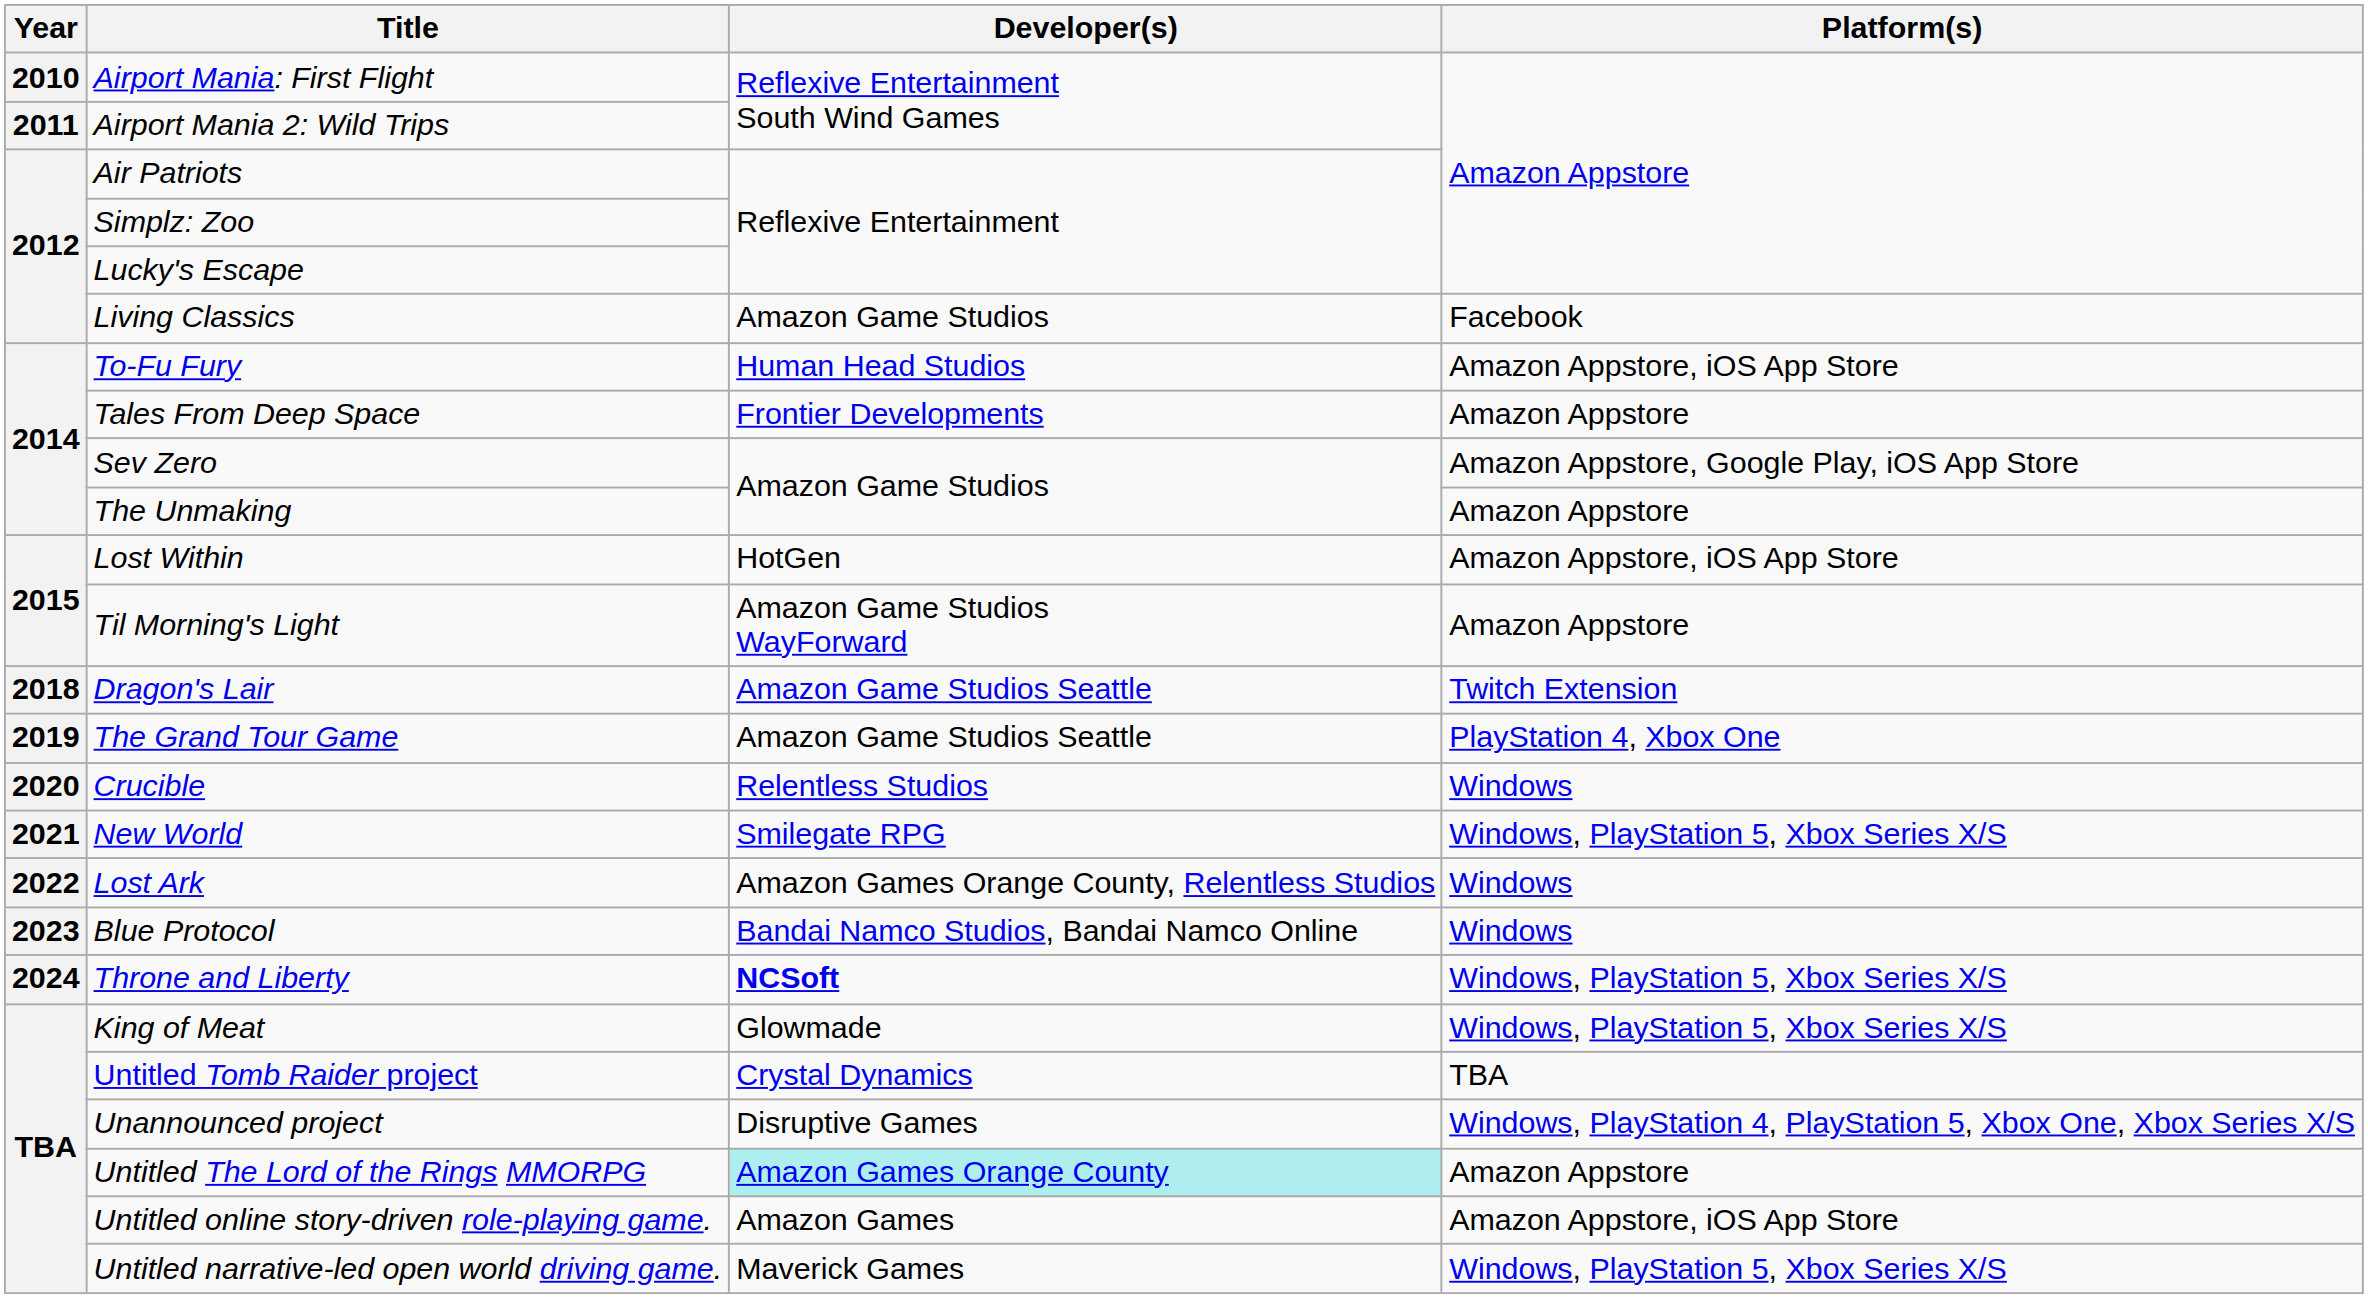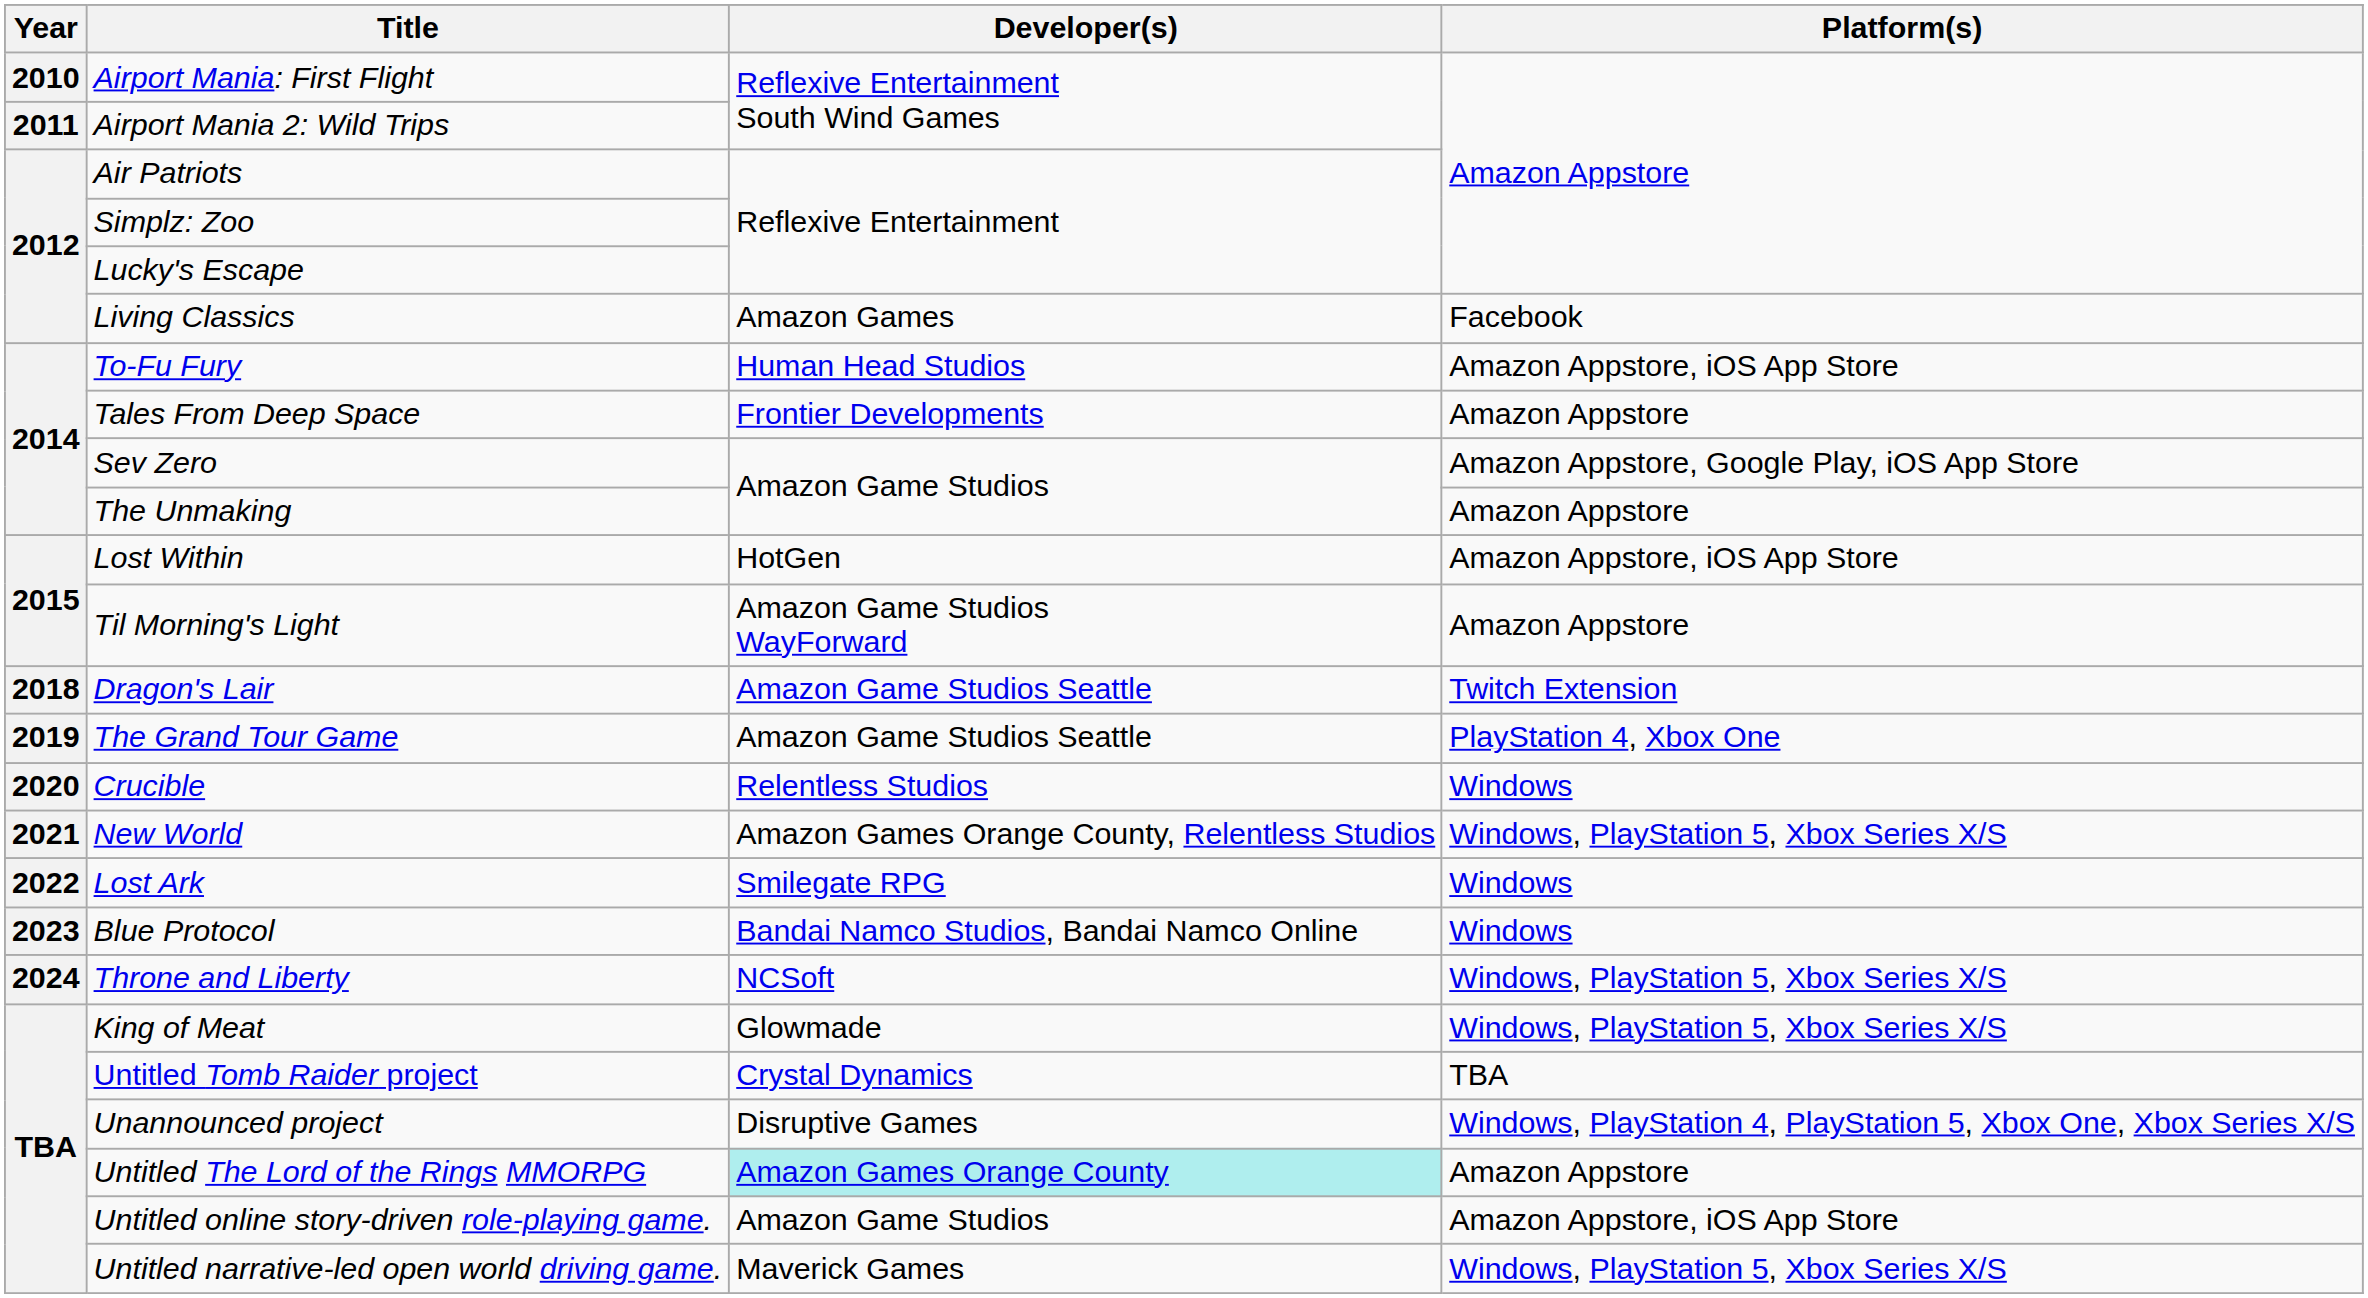(893, 317) Amazon Game Studios -> (845, 317) Amazon Games
(841, 834) Smilegate RPG -> (1086, 834) Amazon Games Orange County, Relentless Studios
(1086, 882) Amazon Games Orange County, Relentless Studios -> (841, 882) Smilegate RPG
(788, 978) bold -> (785, 978) normal
(845, 1219) Amazon Games -> (893, 1219) Amazon Game Studios
